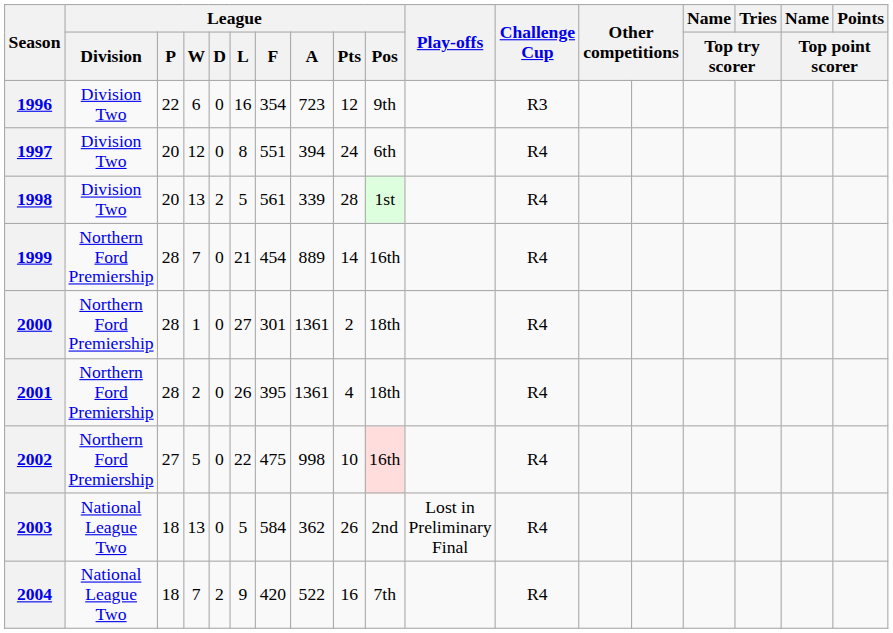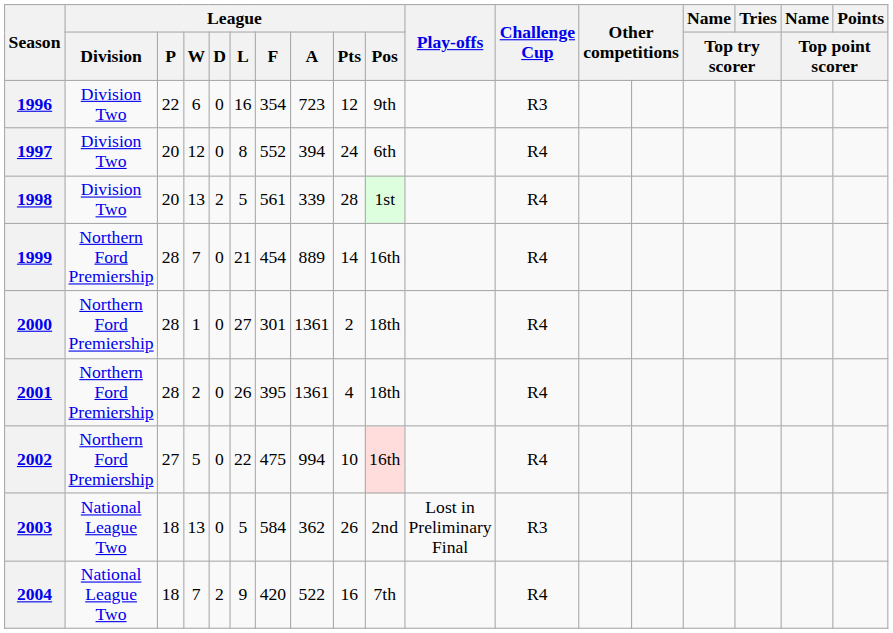(273, 151) 551 -> (273, 151) 552
(312, 459) 998 -> (312, 459) 994
(537, 527) R4 -> (537, 527) R3
